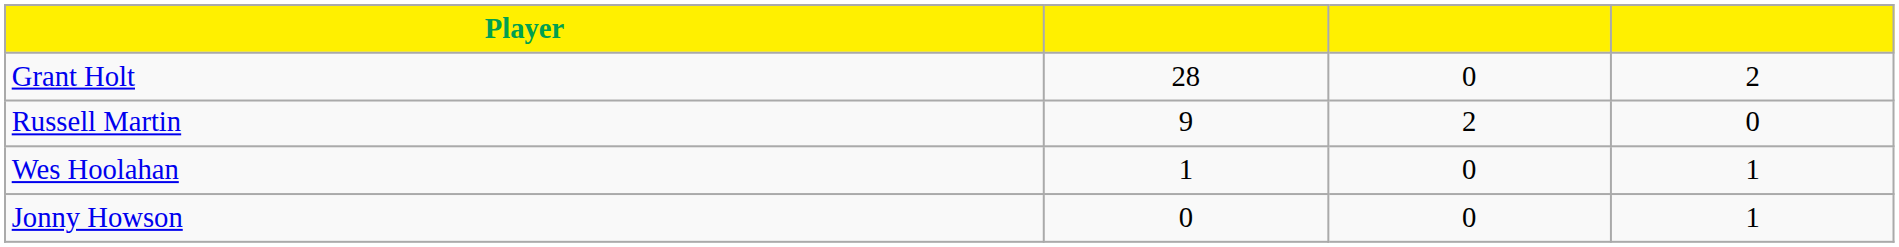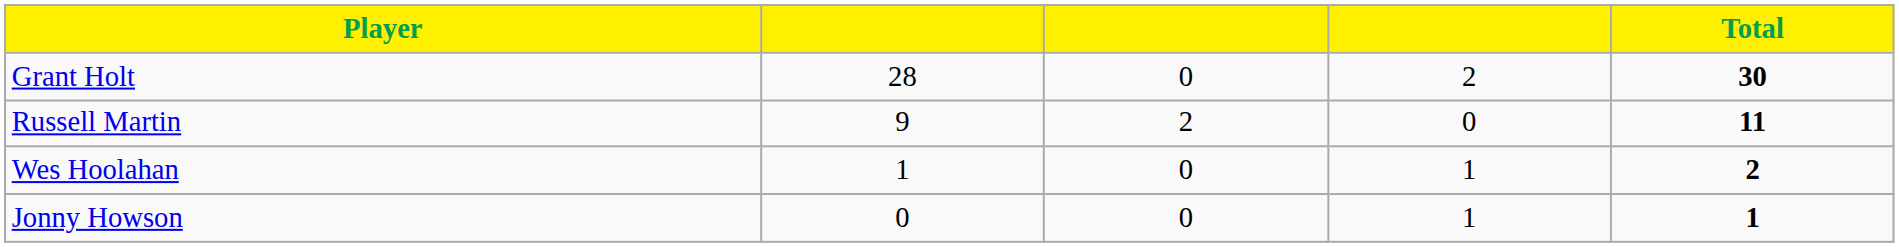+ column: (1753, 28)
